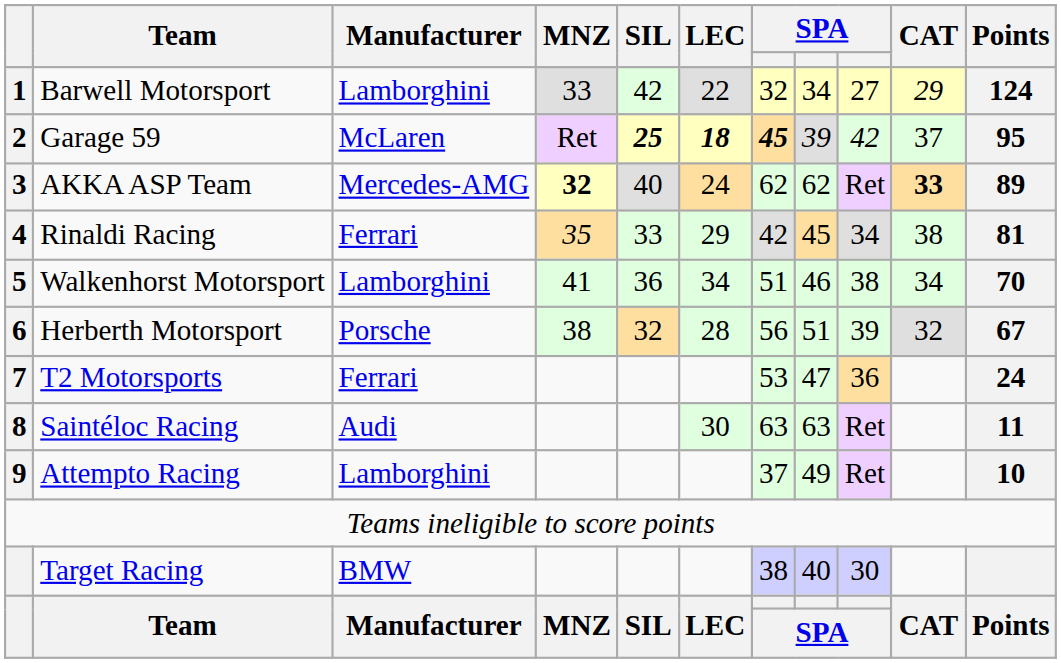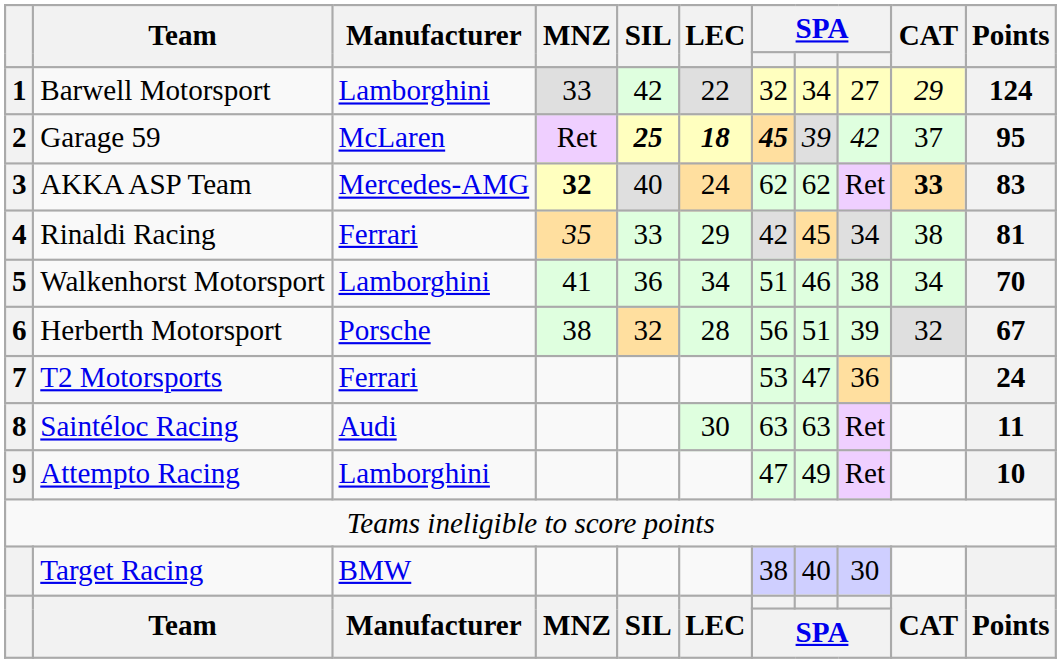(1011, 185) 89 -> (1011, 185) 83
(773, 474) 37 -> (773, 474) 47
